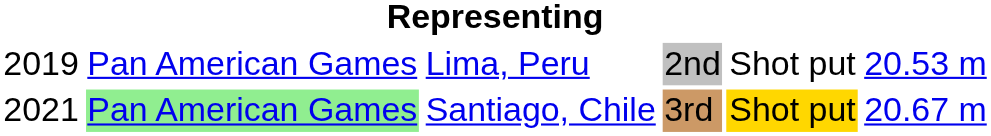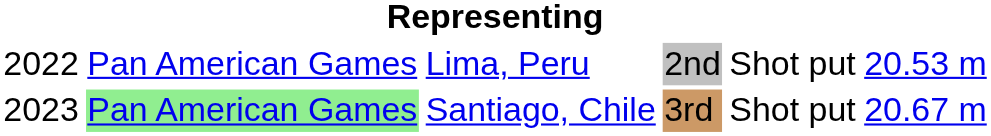(41, 63) 2019 -> (41, 63) 2022
(41, 110) 2021 -> (41, 110) 2023
(793, 110) gold background -> (793, 110) no background
